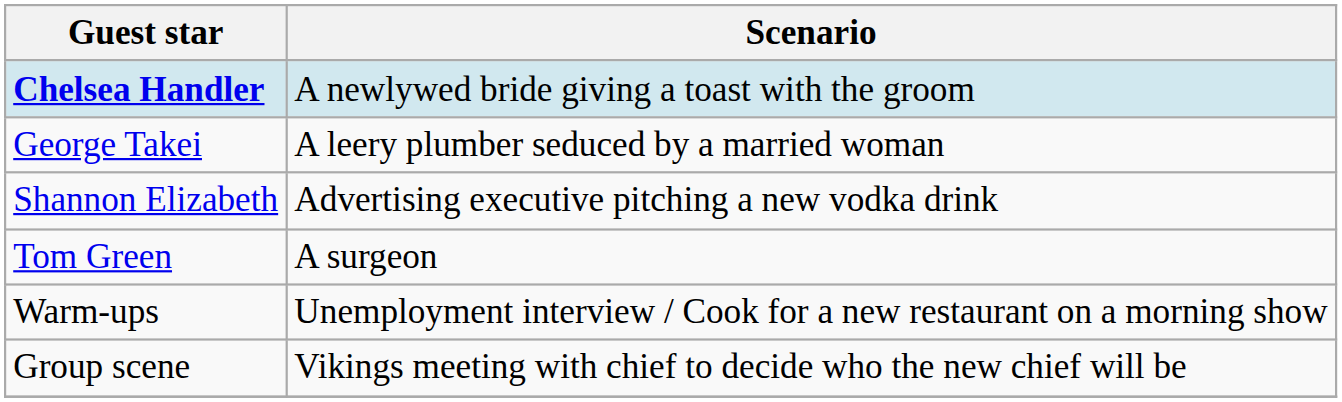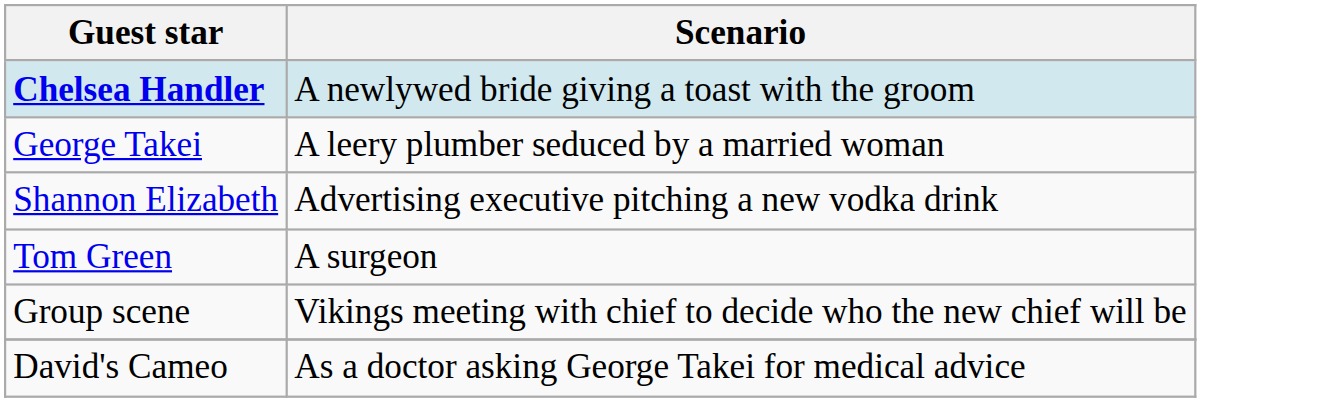- row: (86, 311)
+ row: (120, 367)
